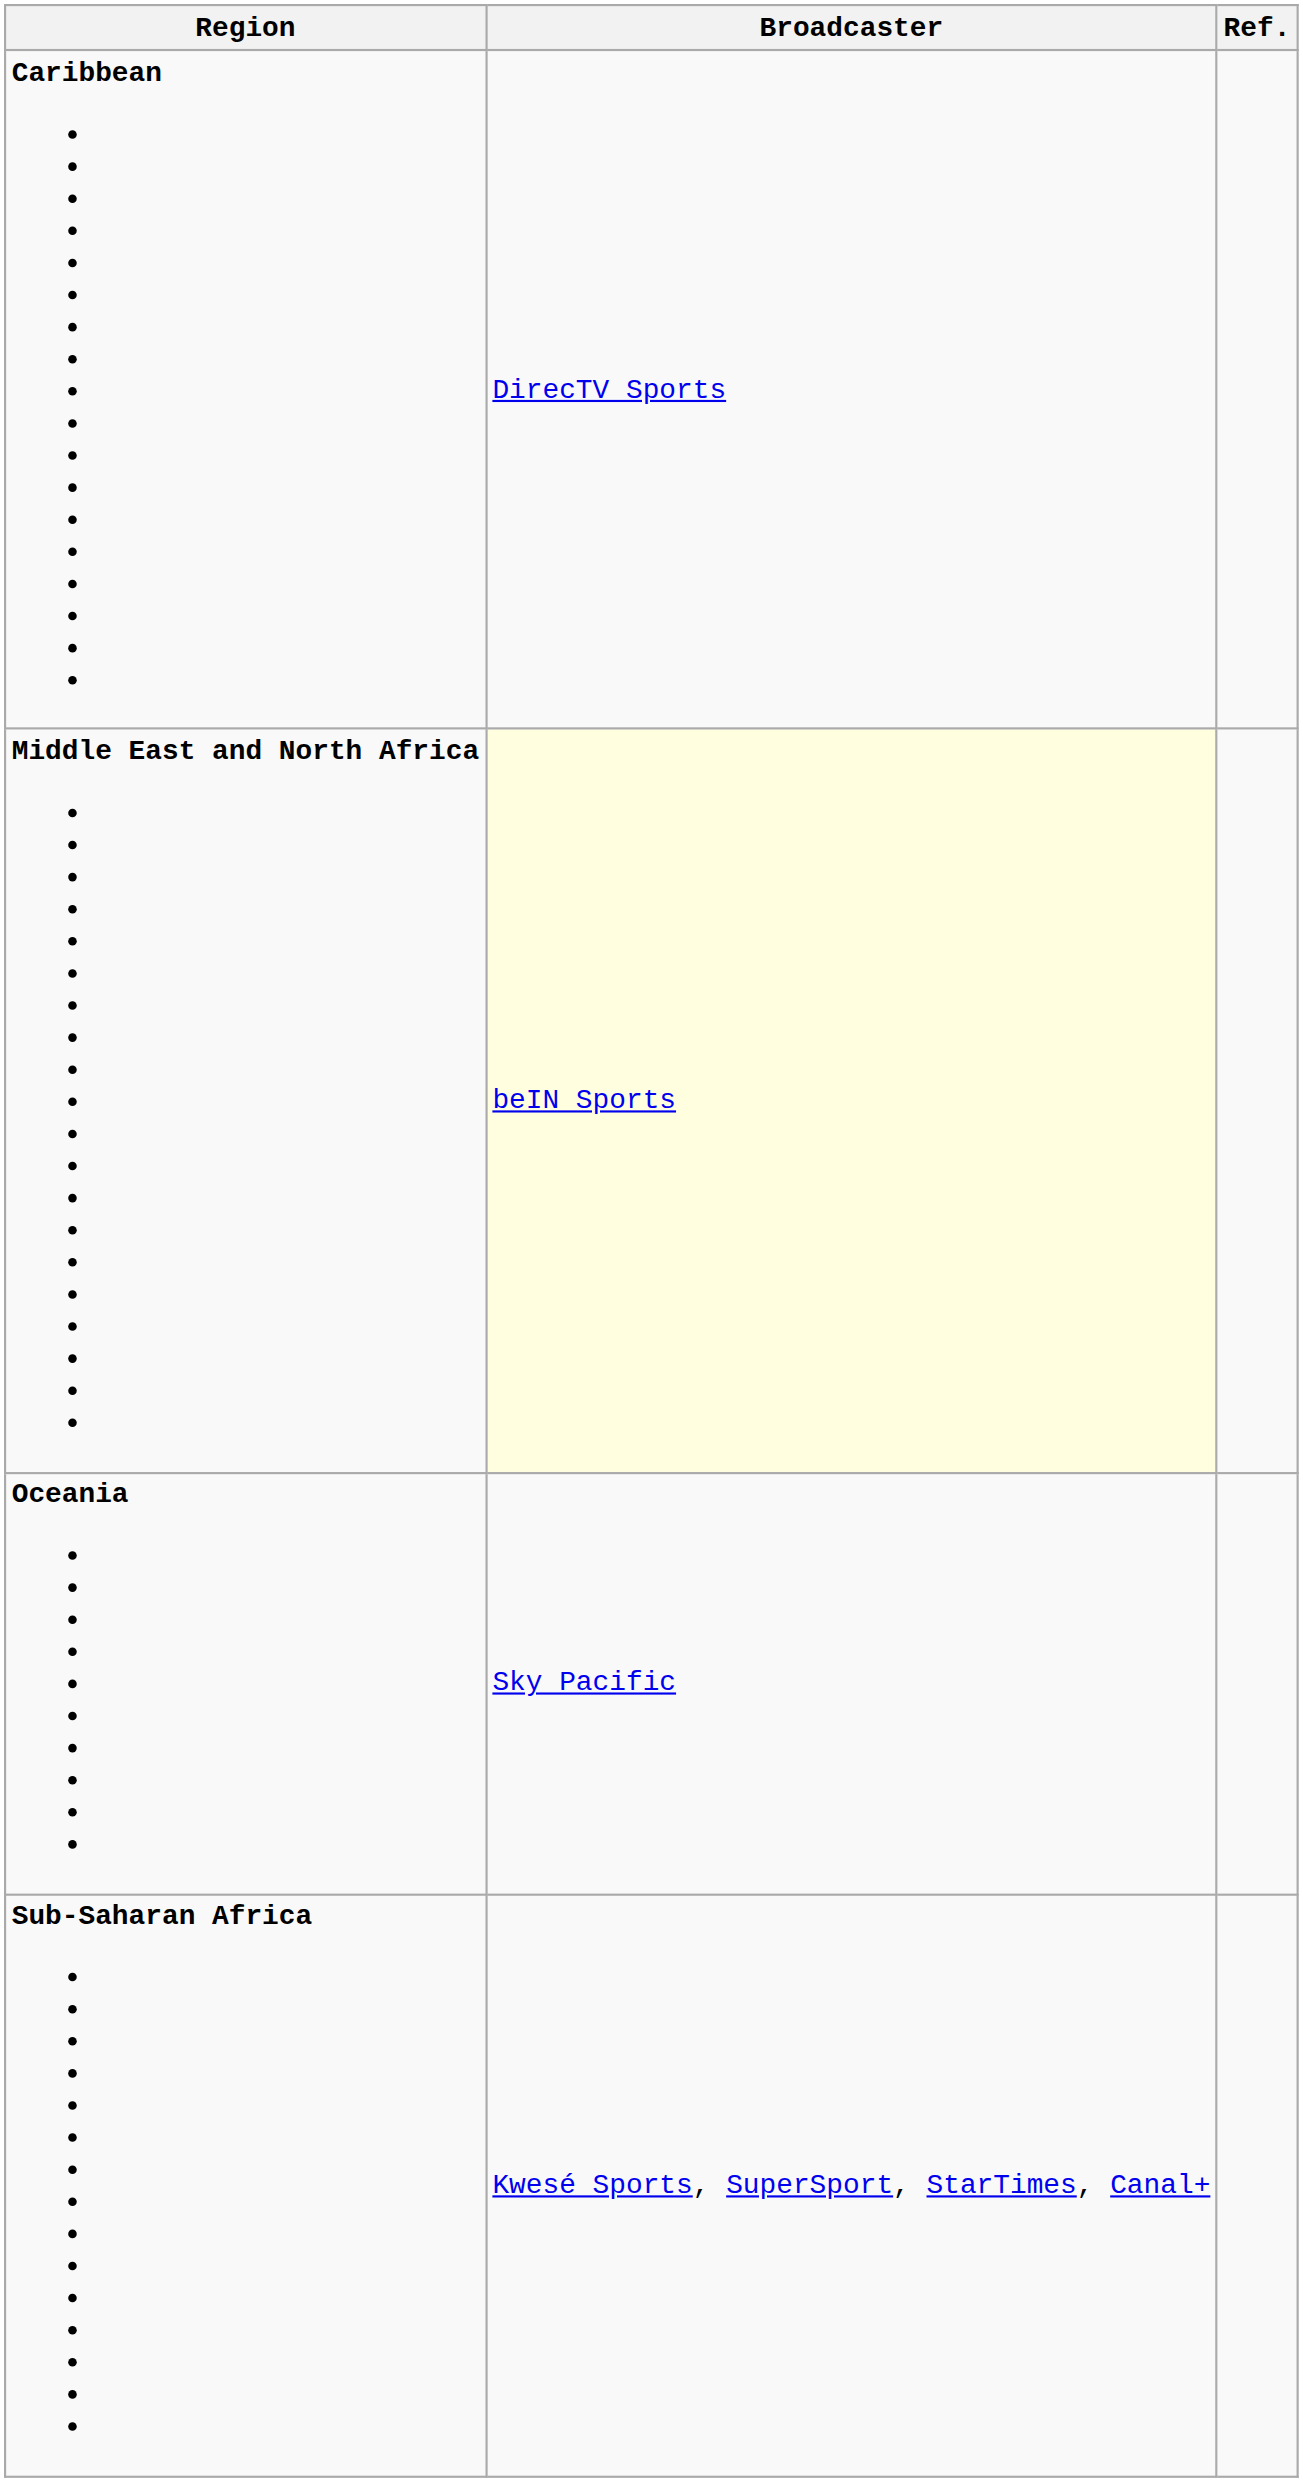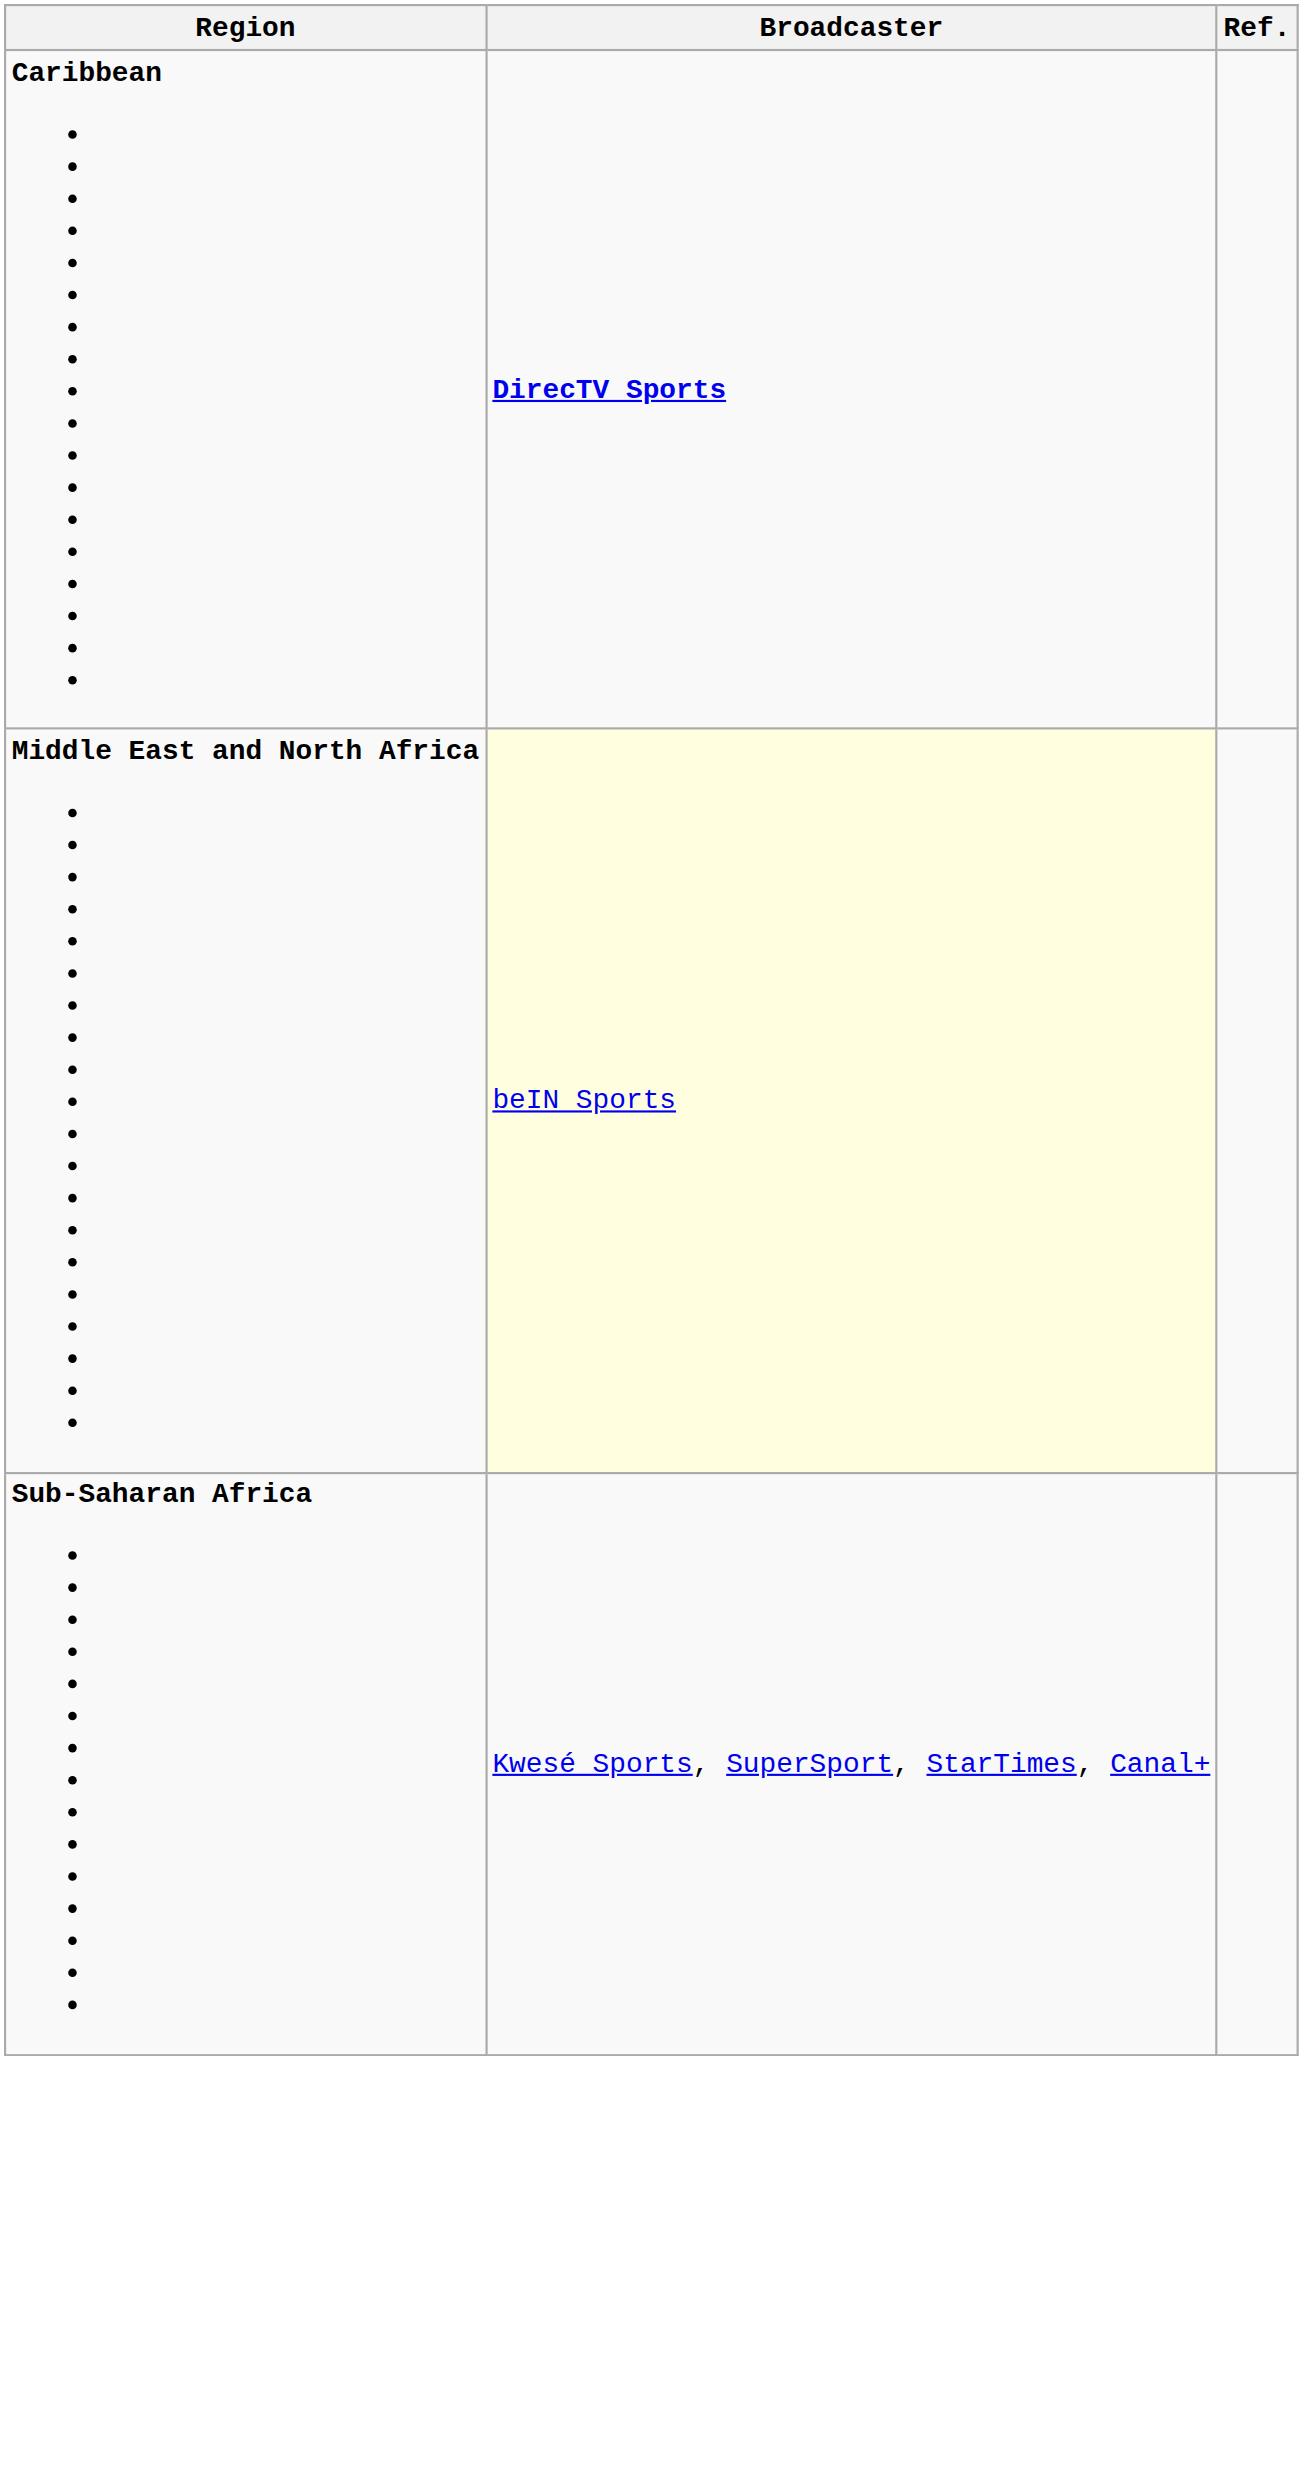(609, 390) normal -> (609, 390) bold
- row: (245, 1669)
